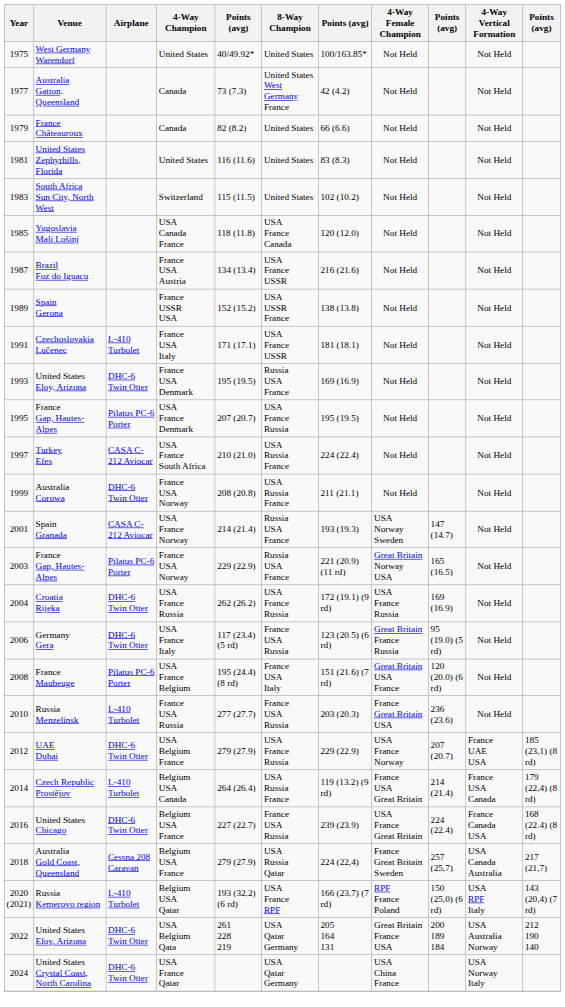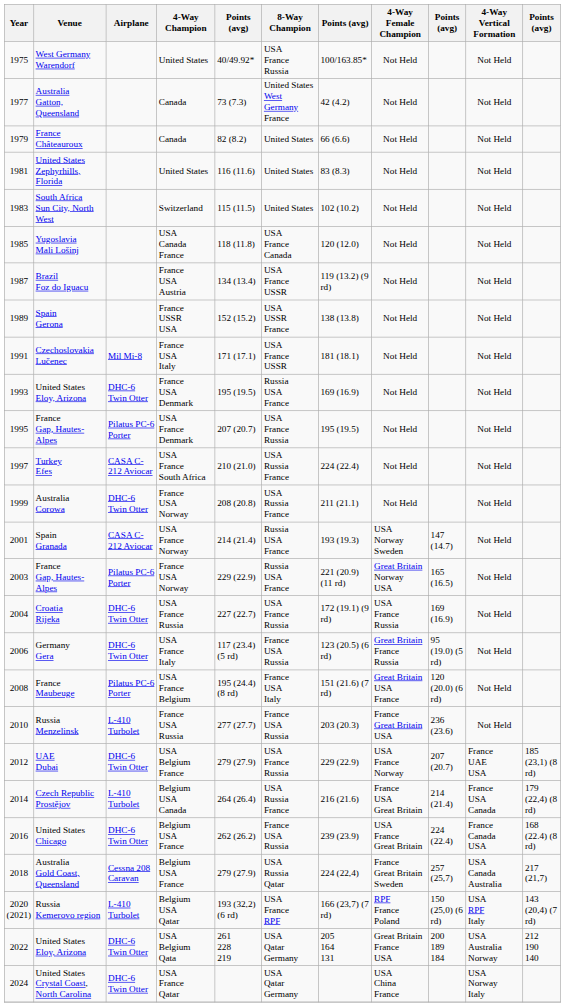(289, 54) United States -> (276, 60) USA France Russia
(340, 271) 216 (21.6) -> (344, 282) 119 (13.2) (9 rd)
(124, 345) L-410 Turbolet -> (125, 356) Mil Mi-8
(236, 603) 262 (26.2) -> (236, 614) 227 (22.7)
(344, 788) 119 (13.2) (9 rd) -> (340, 799) 216 (21.6)
(236, 825) 227 (22.7) -> (236, 836) 262 (26.2)
